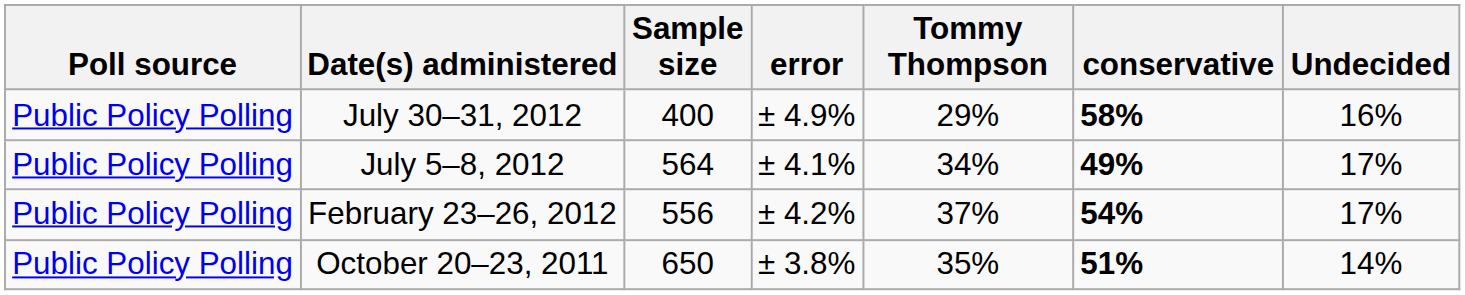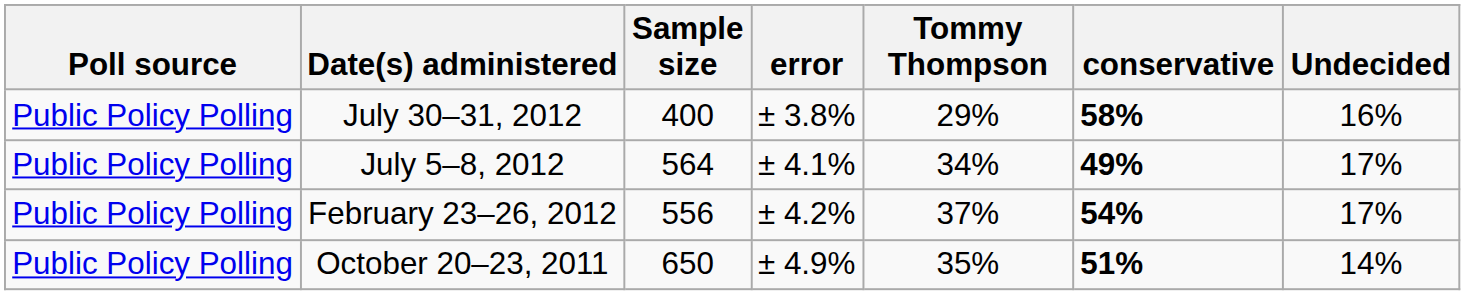(807, 114) ± 4.9% -> (807, 114) ± 3.8%
(807, 263) ± 3.8% -> (807, 263) ± 4.9%
